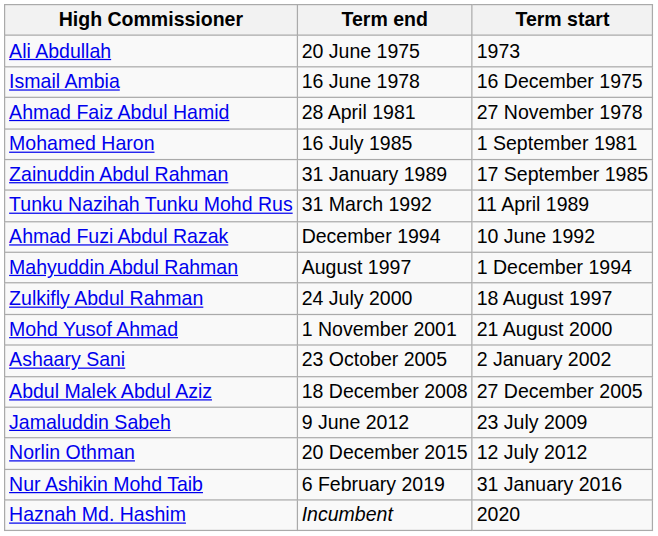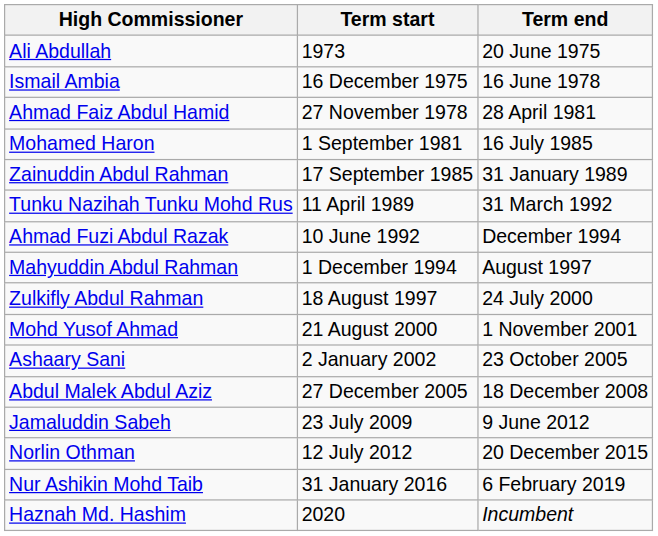columns swapped: (562, 19) <-> (385, 19)
